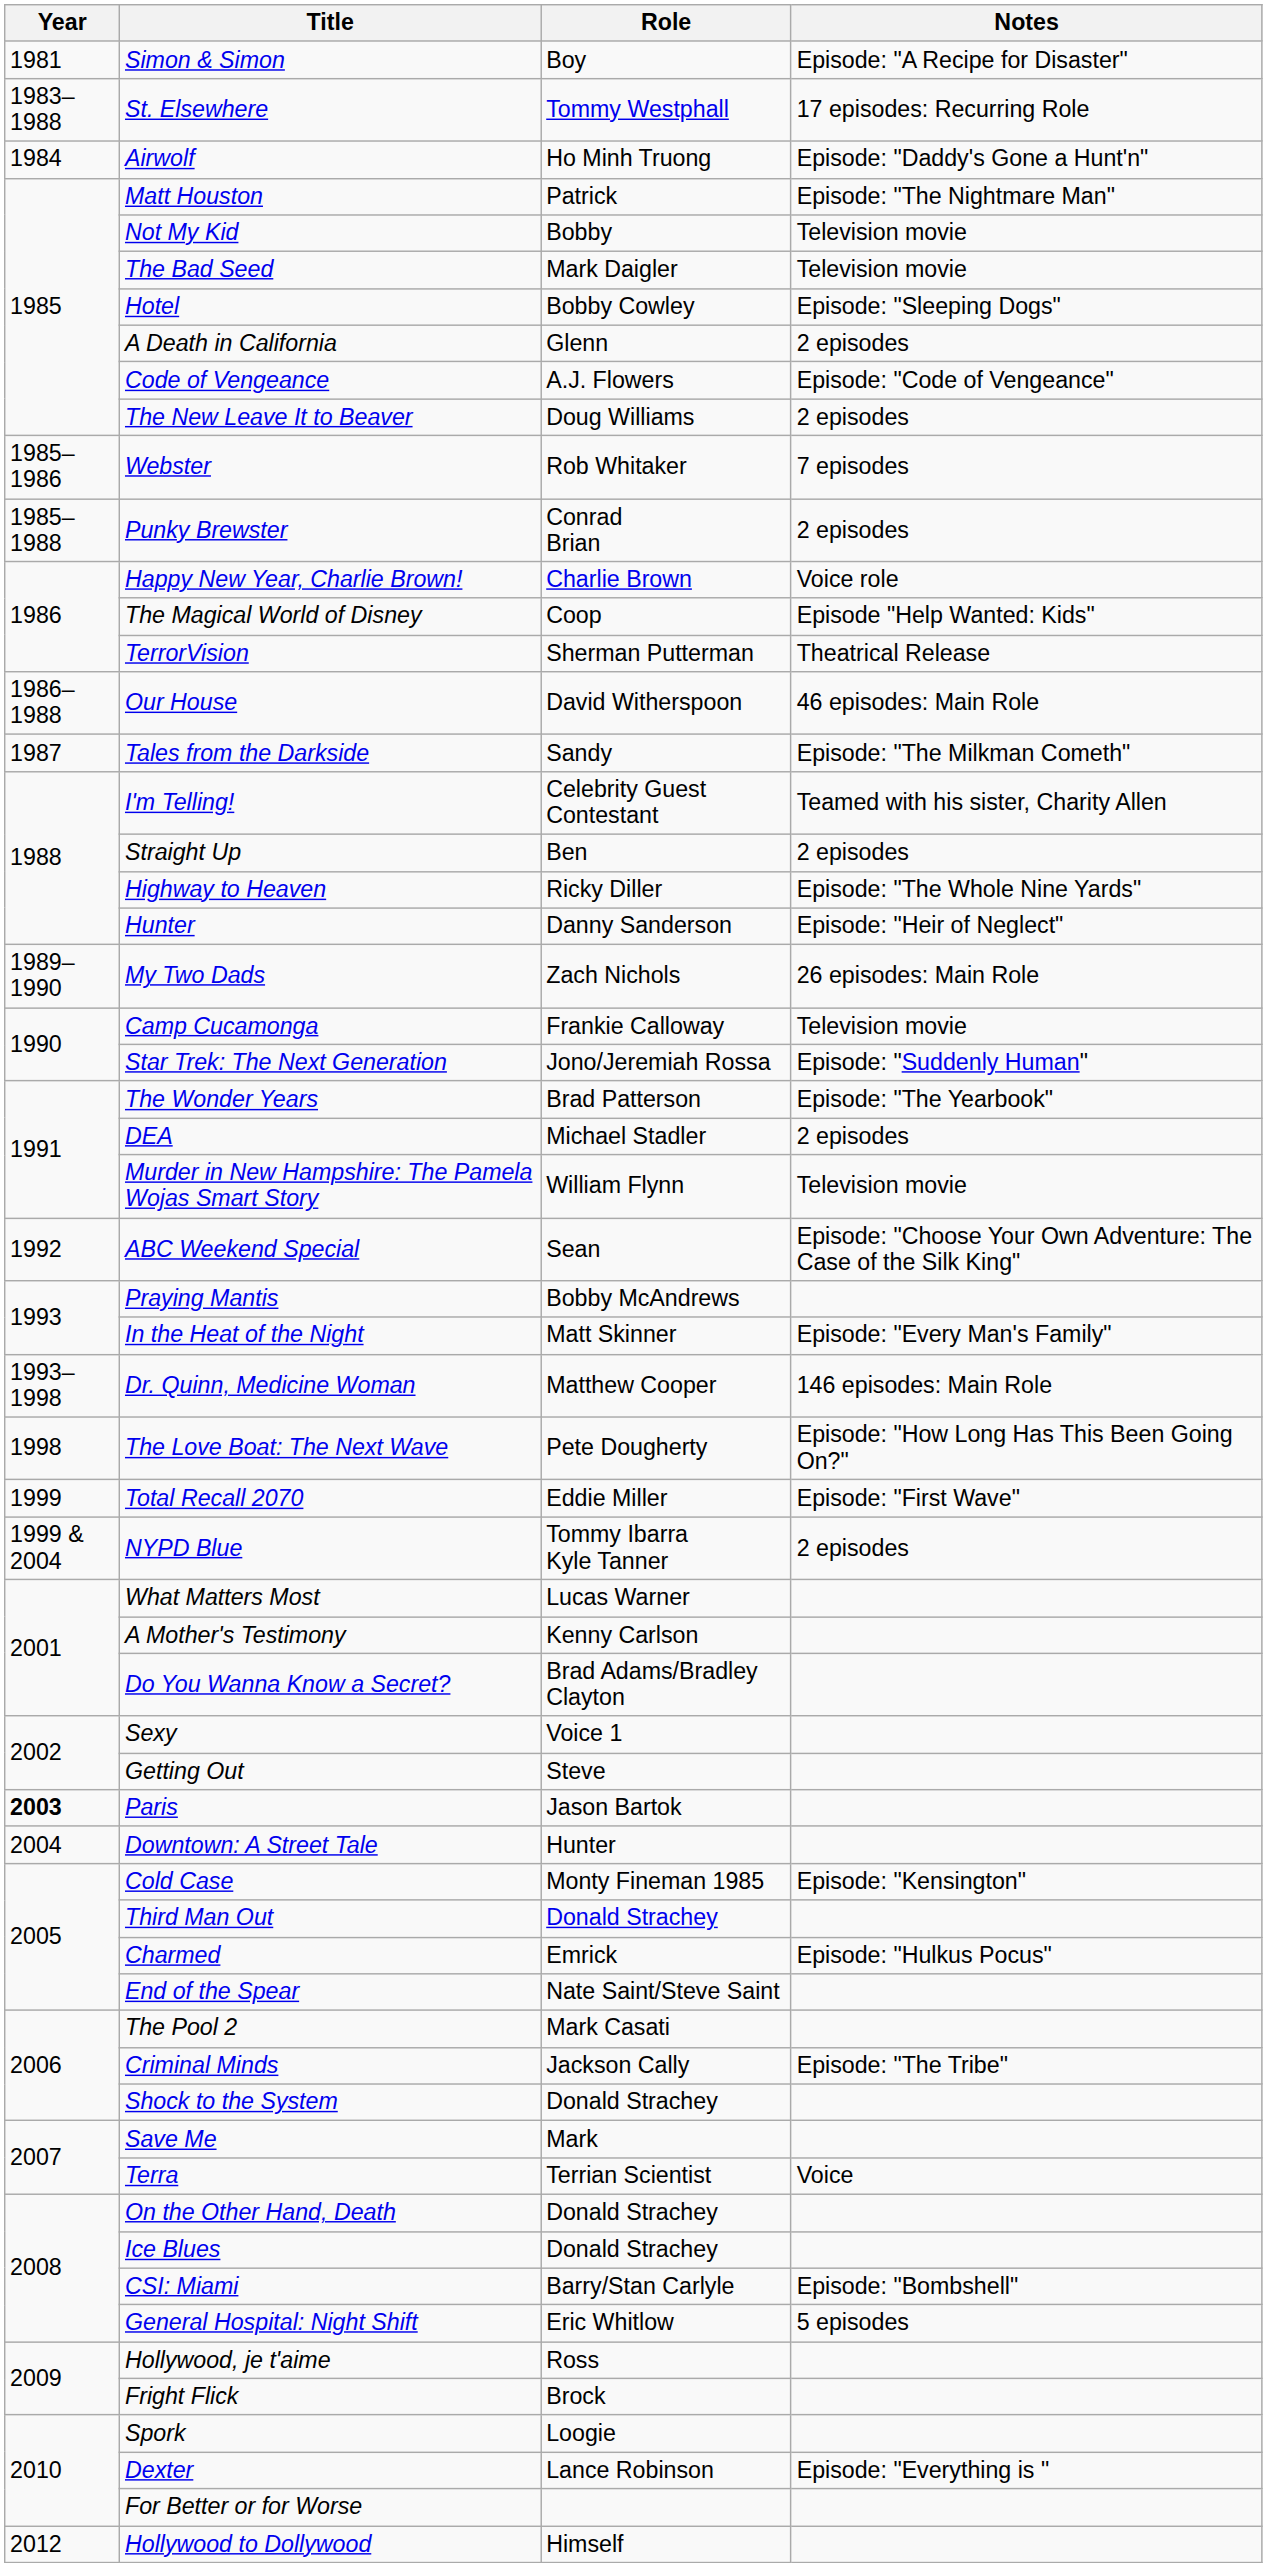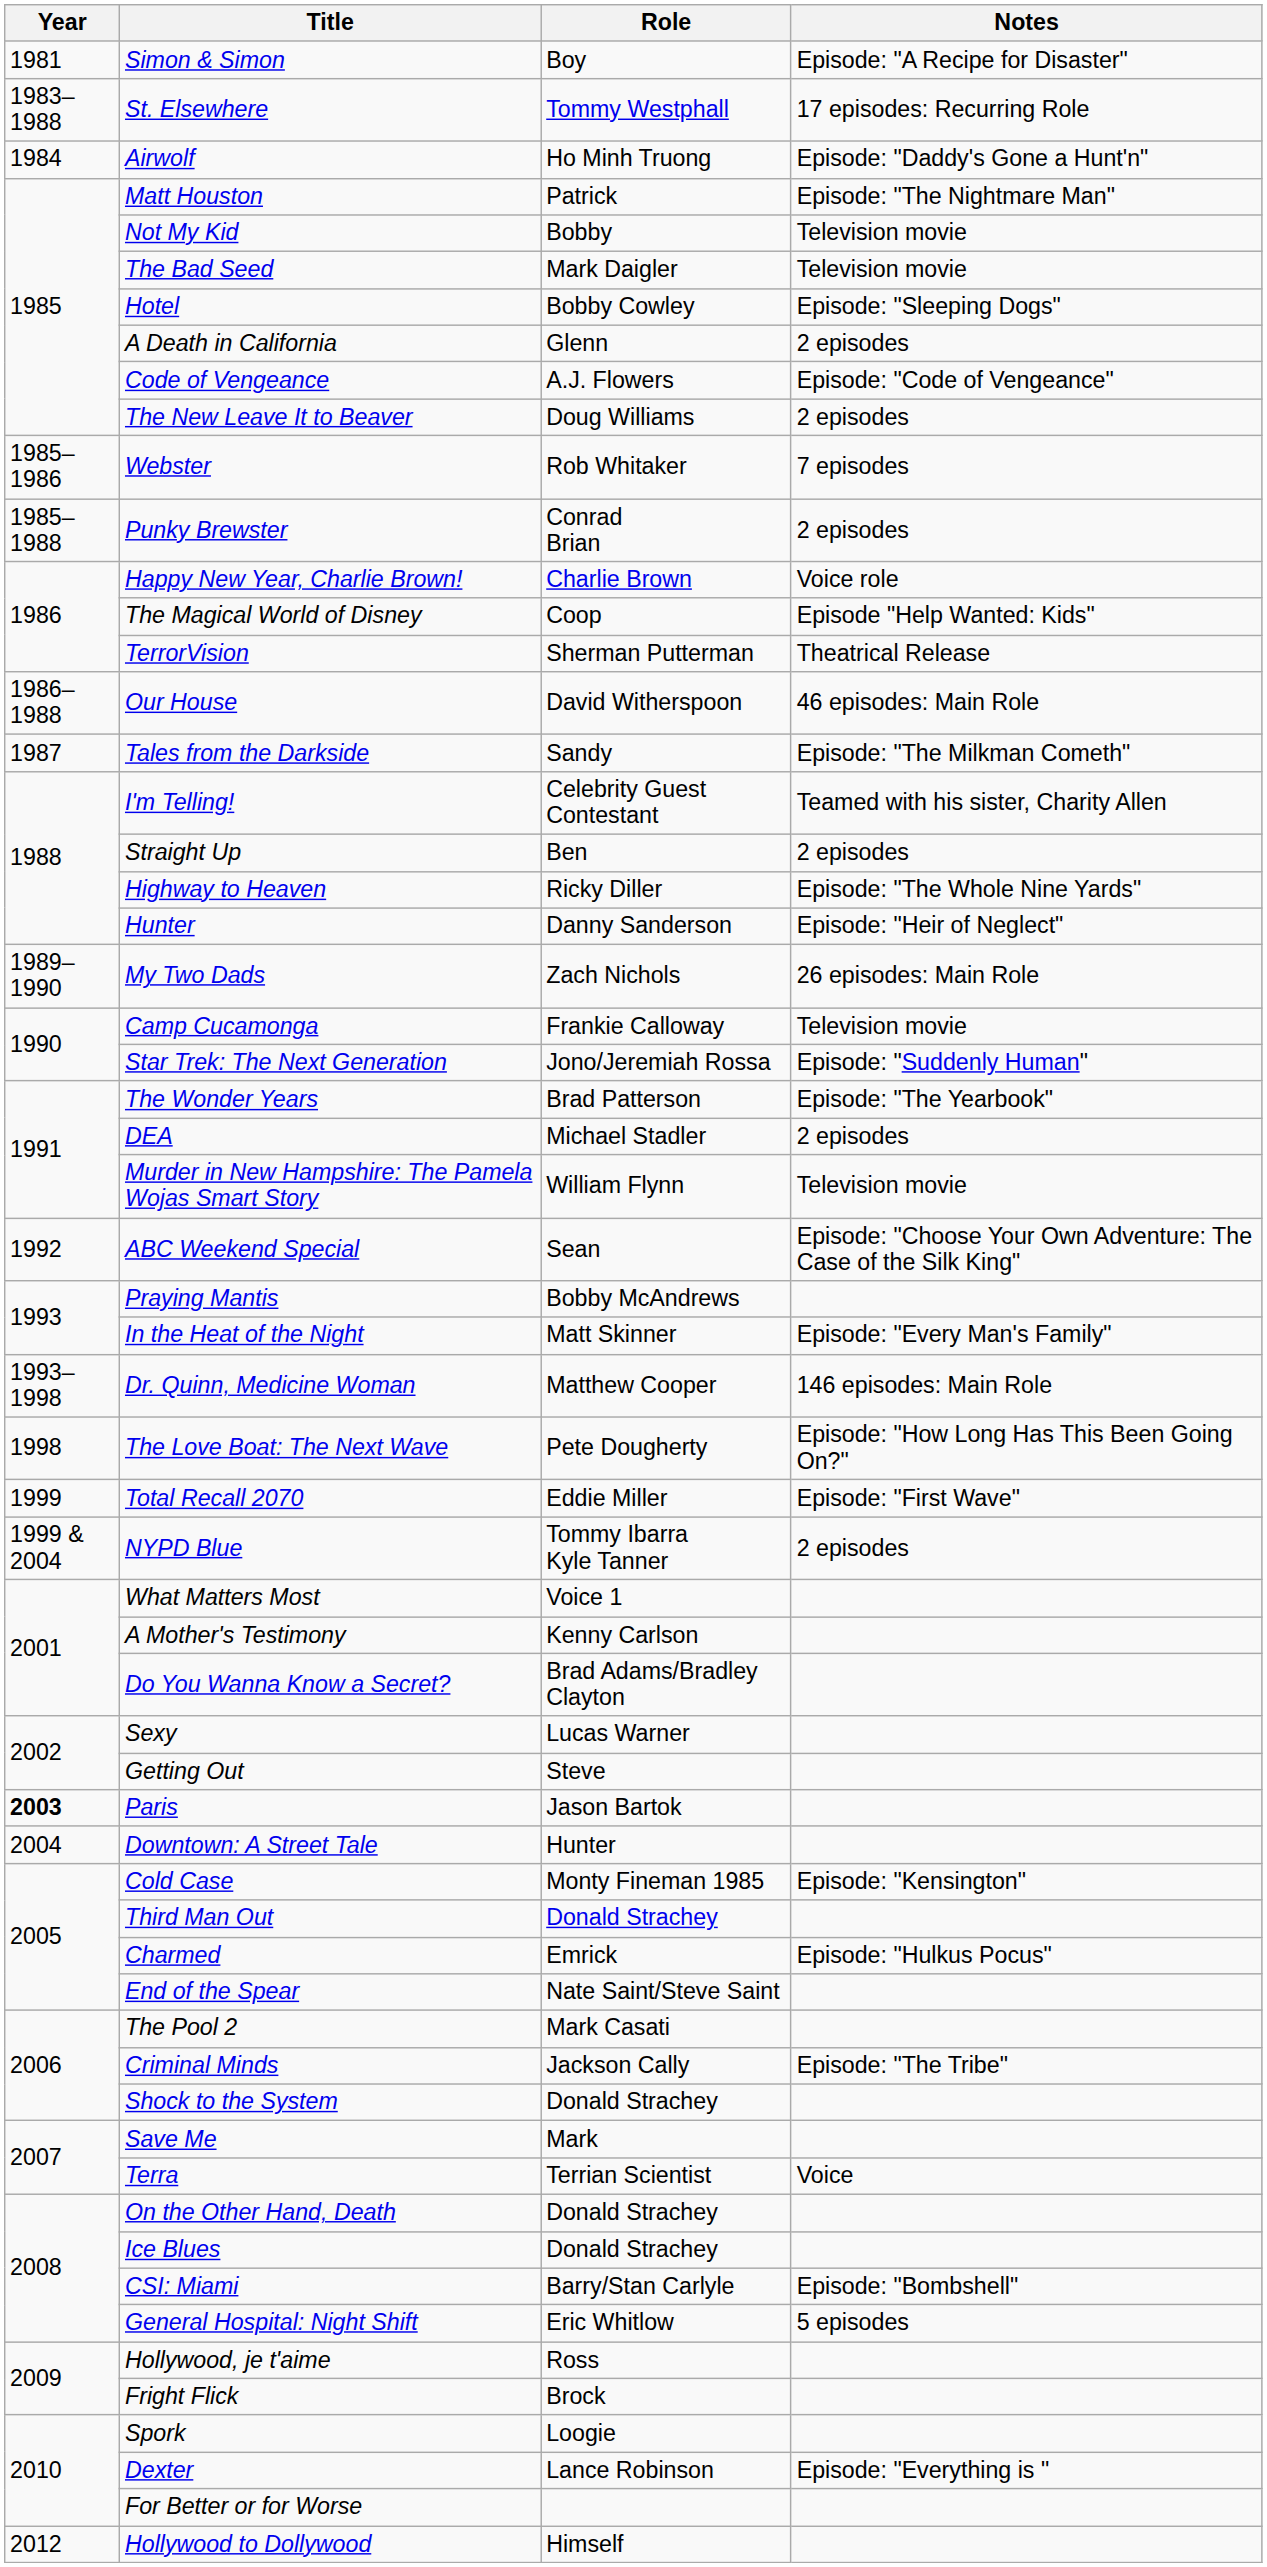(618, 1597) Lucas Warner -> (584, 1597) Voice 1
(584, 1734) Voice 1 -> (618, 1734) Lucas Warner
